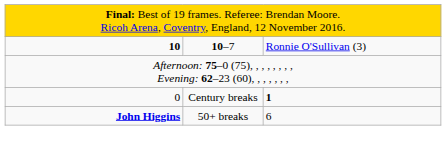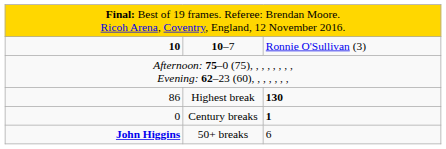+ row: (223, 97)
